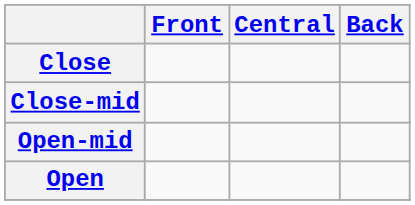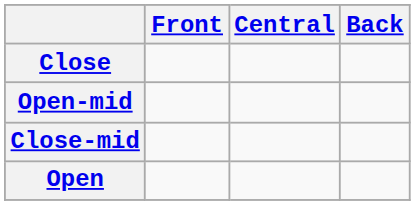rows swapped: (75, 102) <-> (75, 141)
